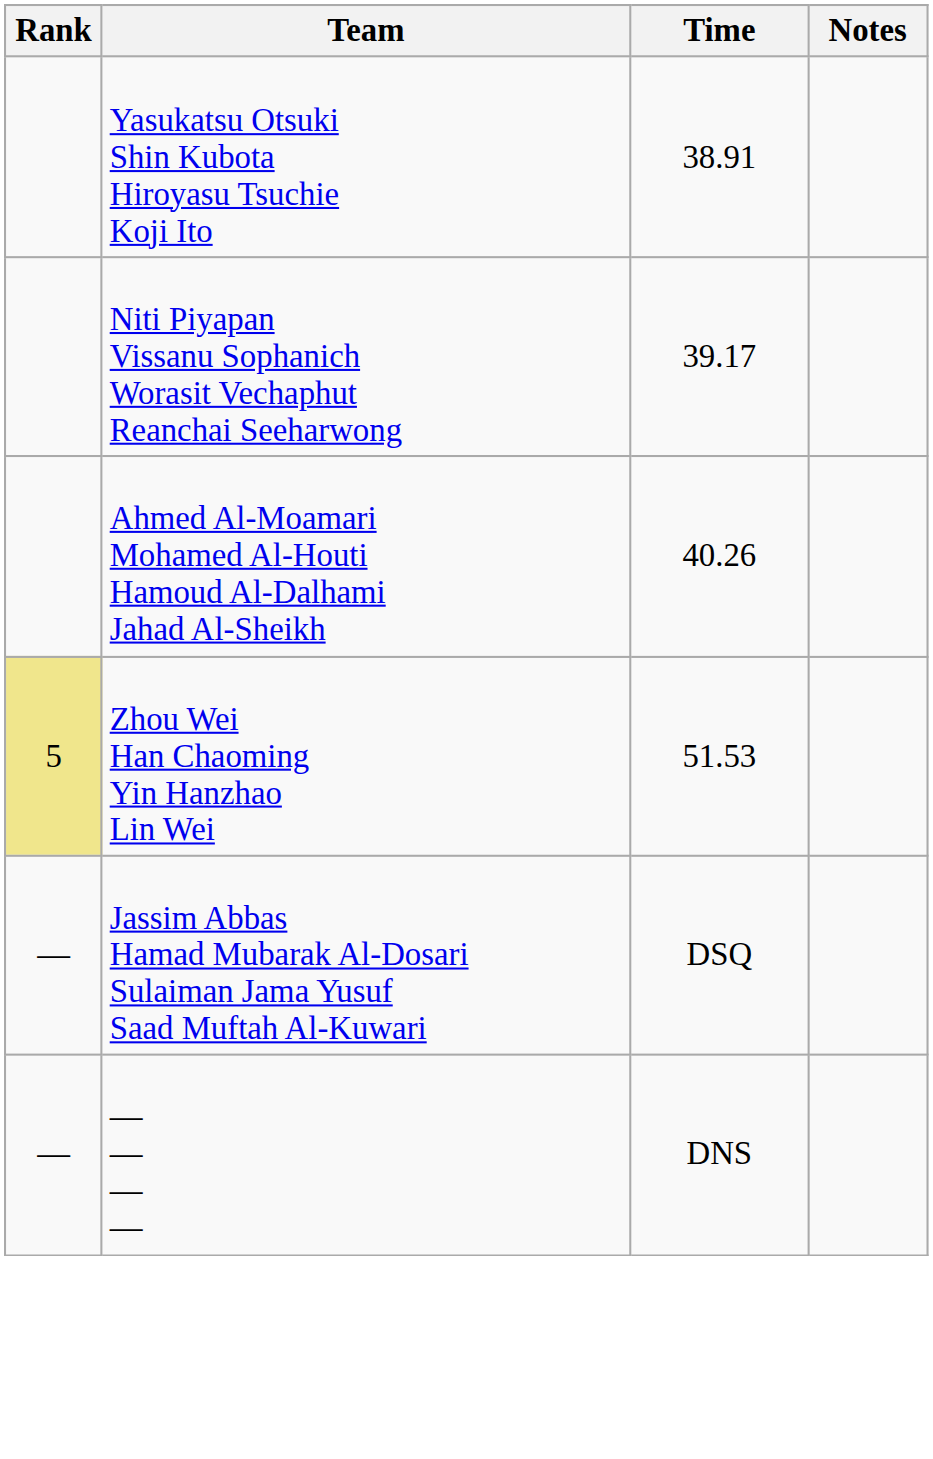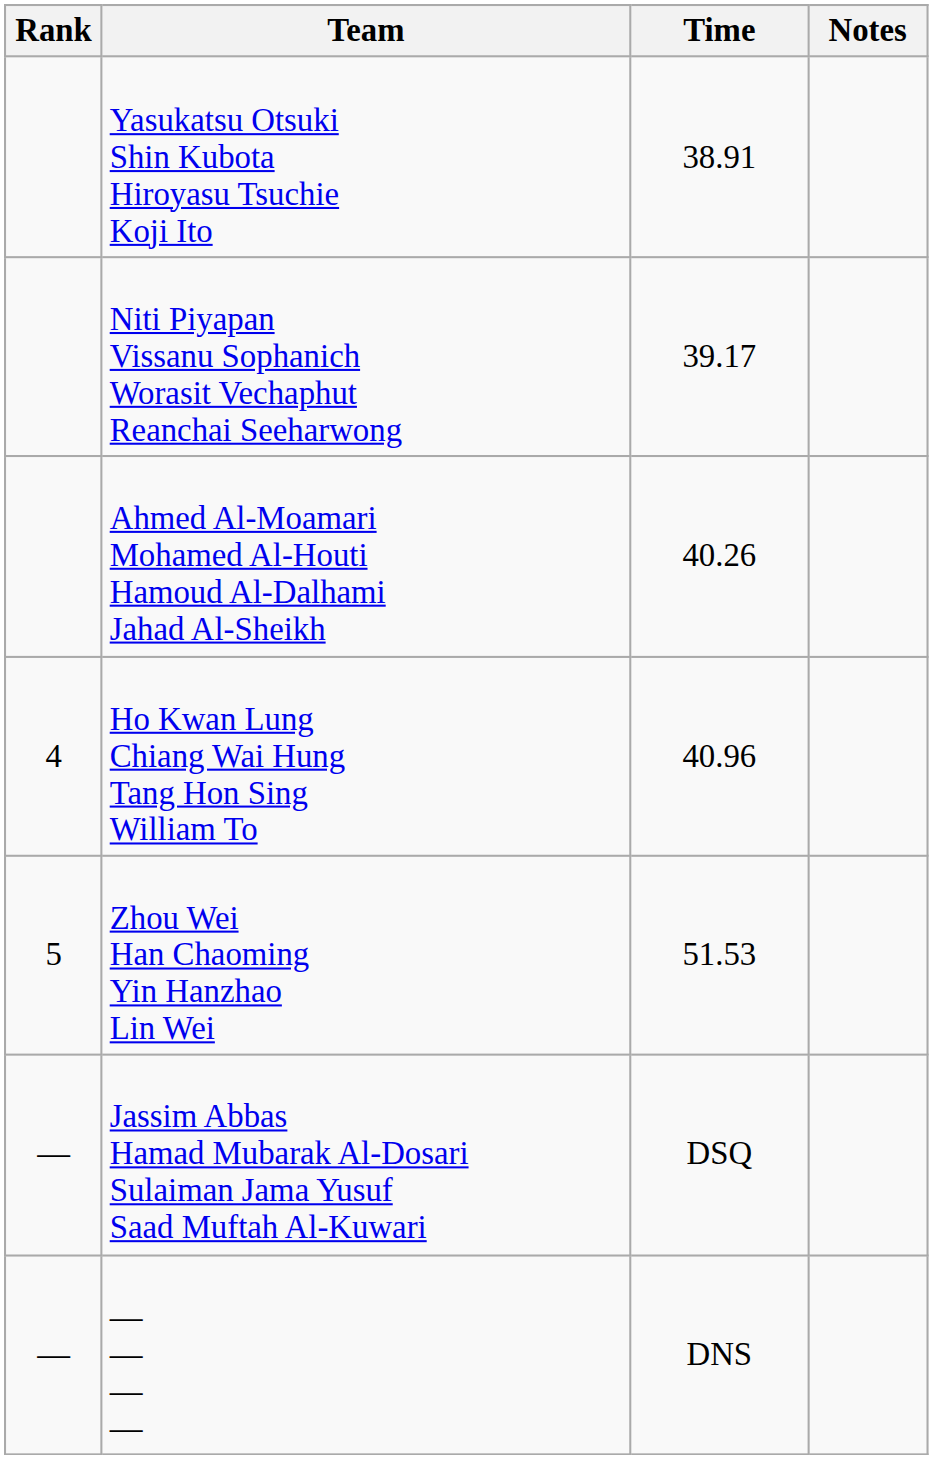+ row: (227, 773)
(54, 755) khaki background -> (54, 954) no background
